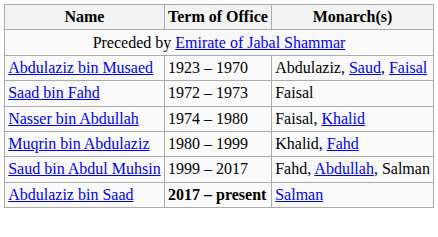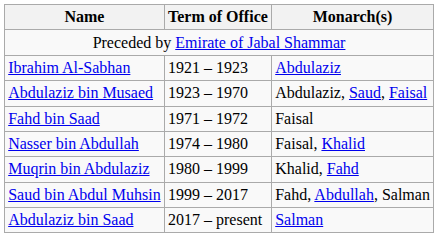+ row: (69, 67)
+ row: (54, 118)
- row: (54, 93)
(217, 194) bold -> (215, 220) normal
